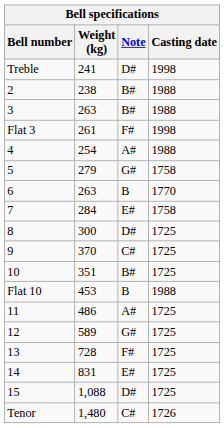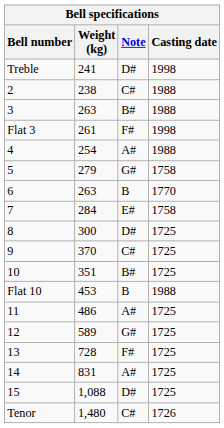(128, 89) B# -> (128, 89) C#
(128, 372) E# -> (129, 372) A#
